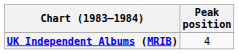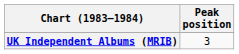(207, 41) 4 -> (207, 41) 3
